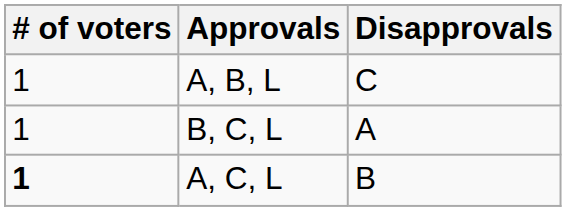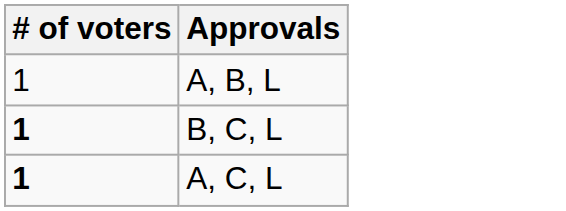- column: (454, 29)
(21, 129) normal -> (21, 129) bold
